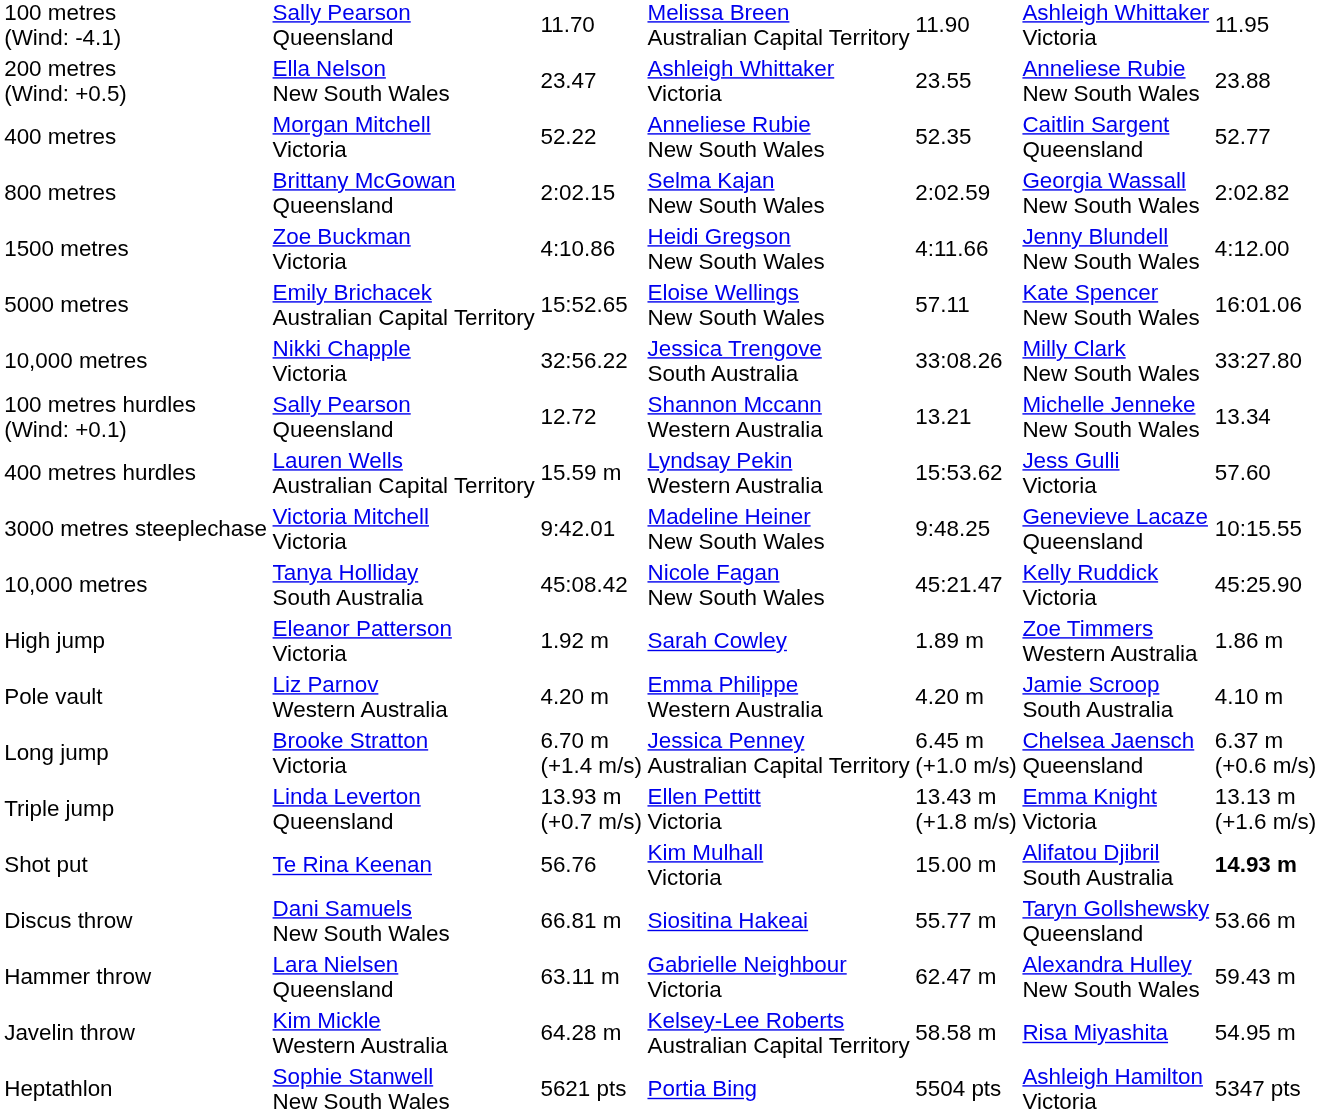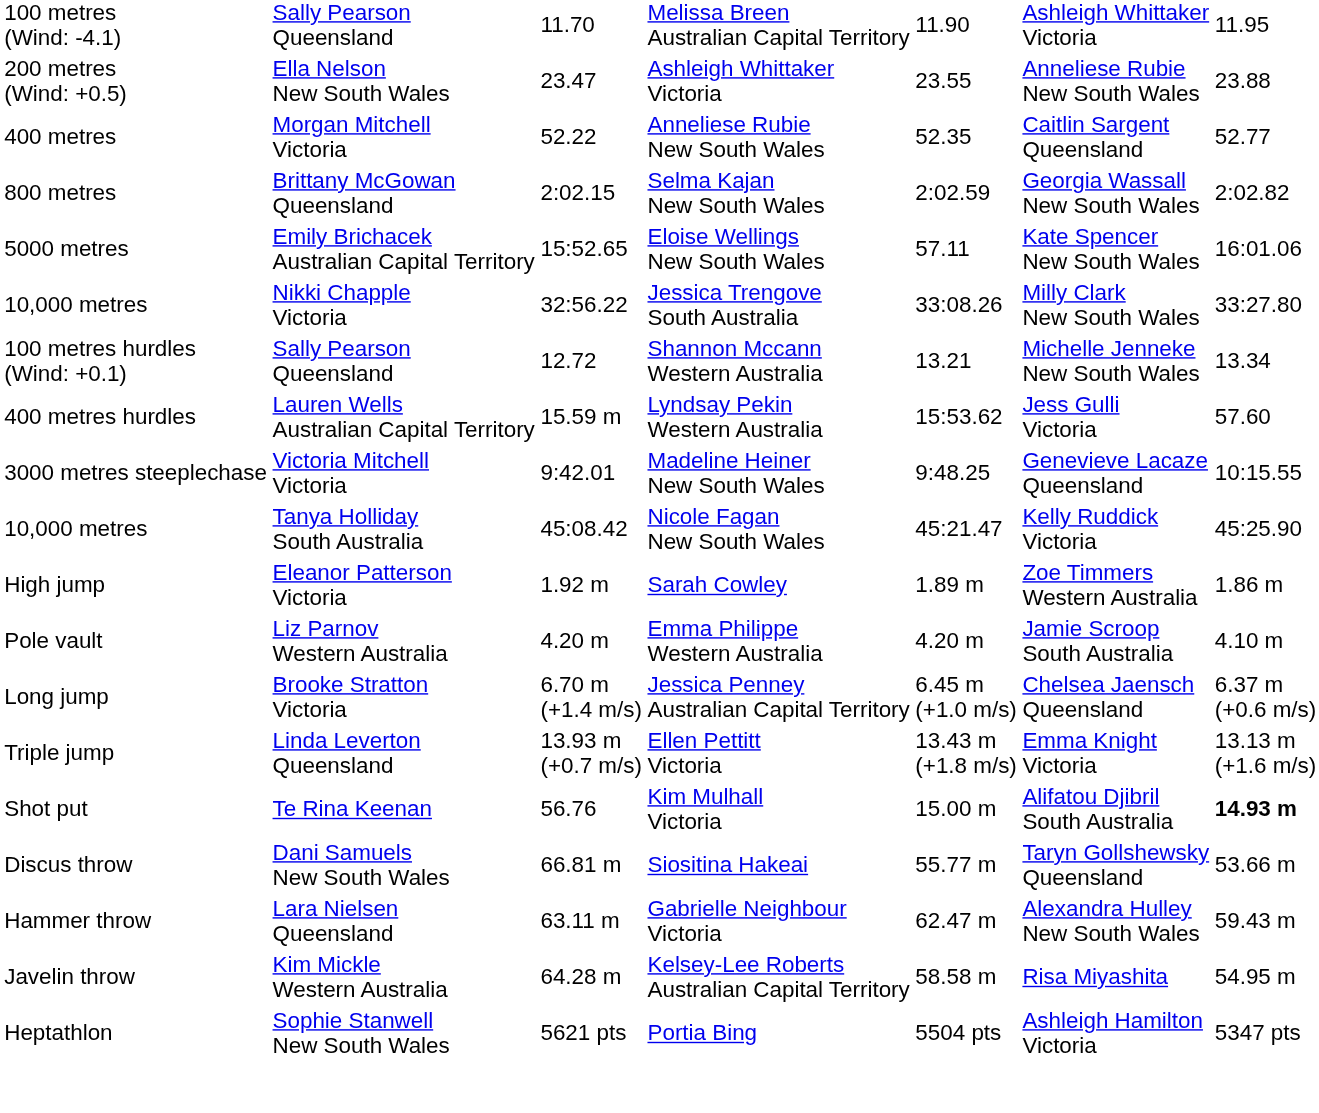- row: (342, 249)
